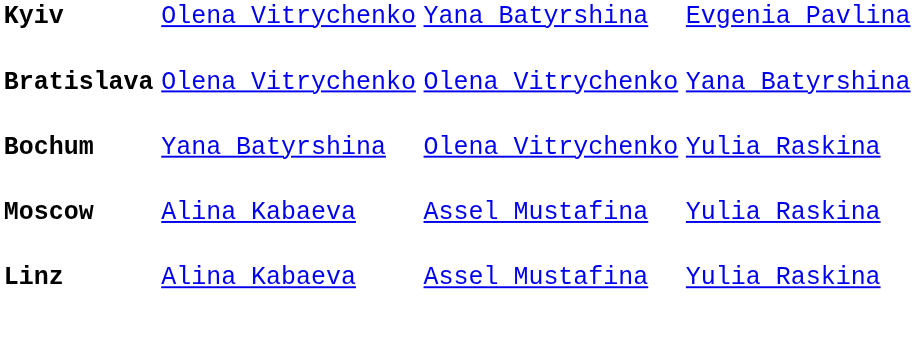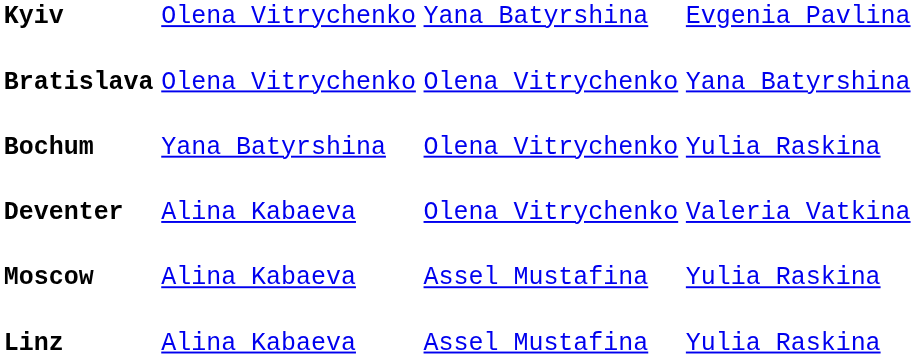+ row: (64, 211)
